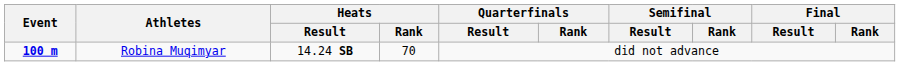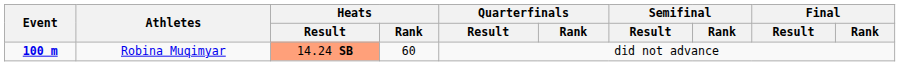(325, 52) no background -> (325, 52) lightsalmon background
(409, 52) 70 -> (409, 52) 60
